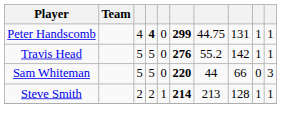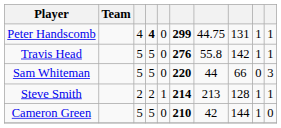(211, 53) 55.2 -> (211, 53) 55.8
+ row: (51, 113)
